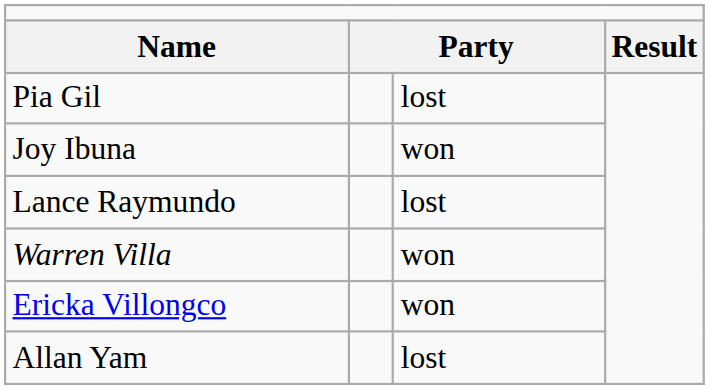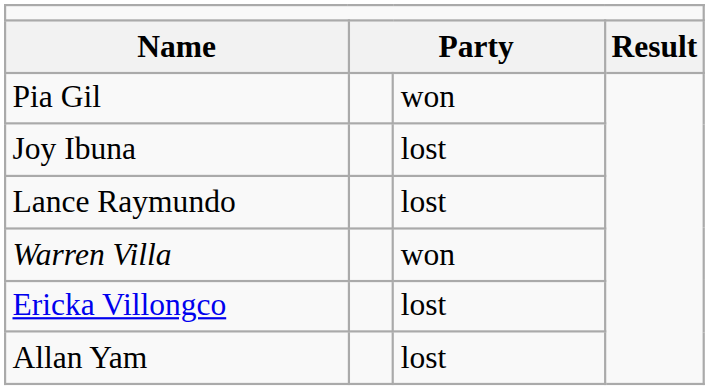(424, 97) lost -> (428, 97) won
(428, 149) won -> (424, 149) lost
(428, 305) won -> (424, 305) lost
